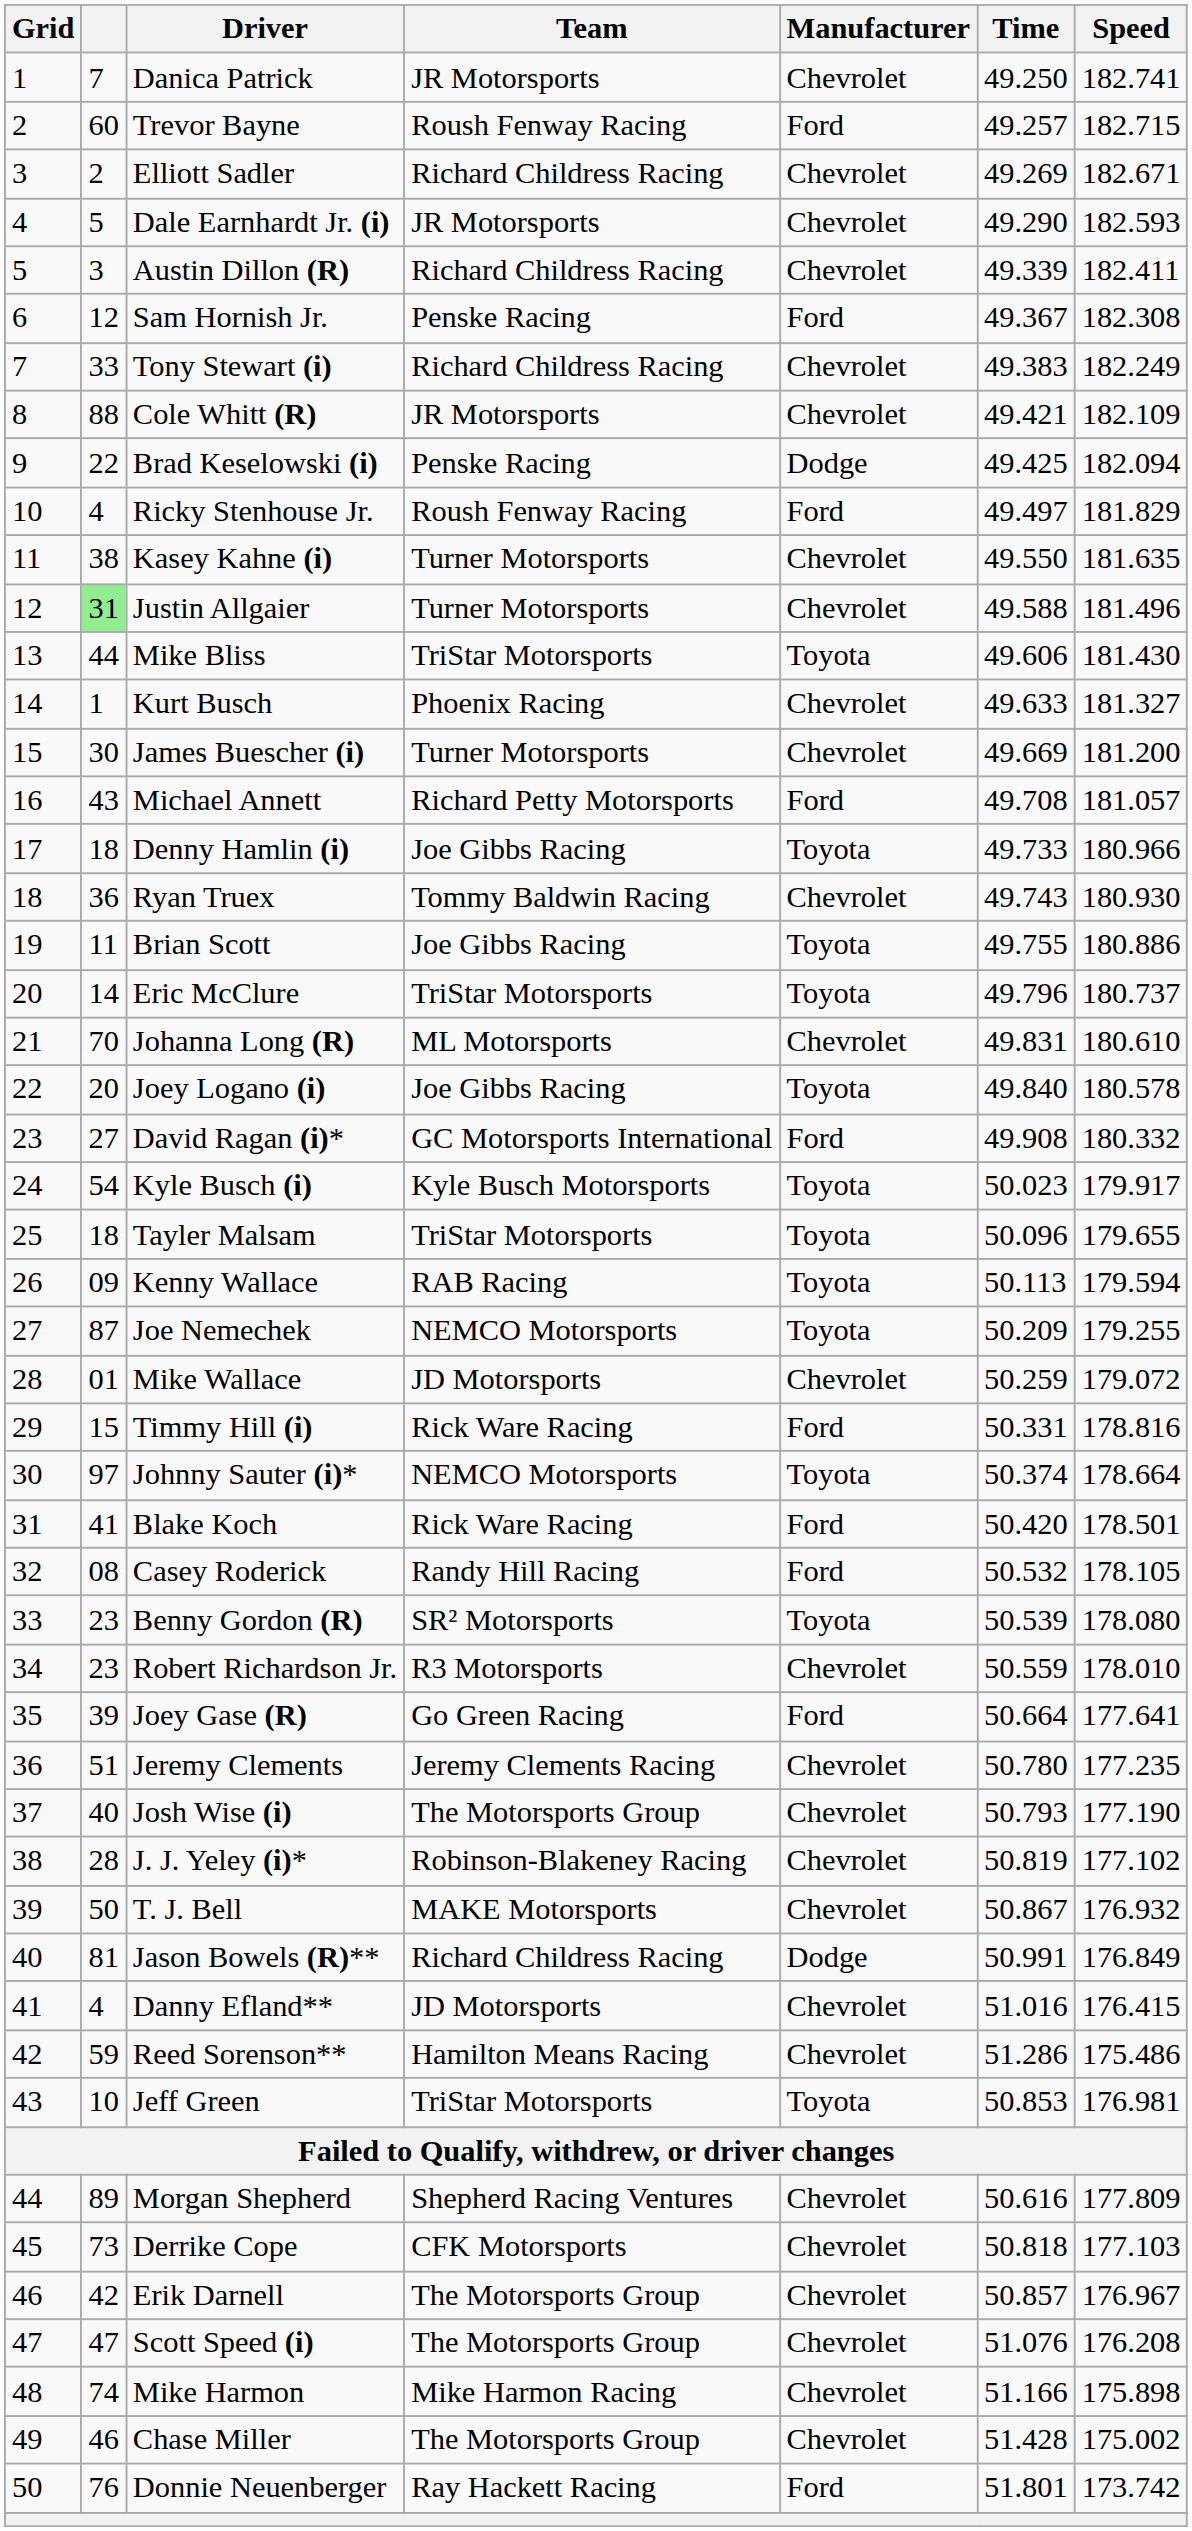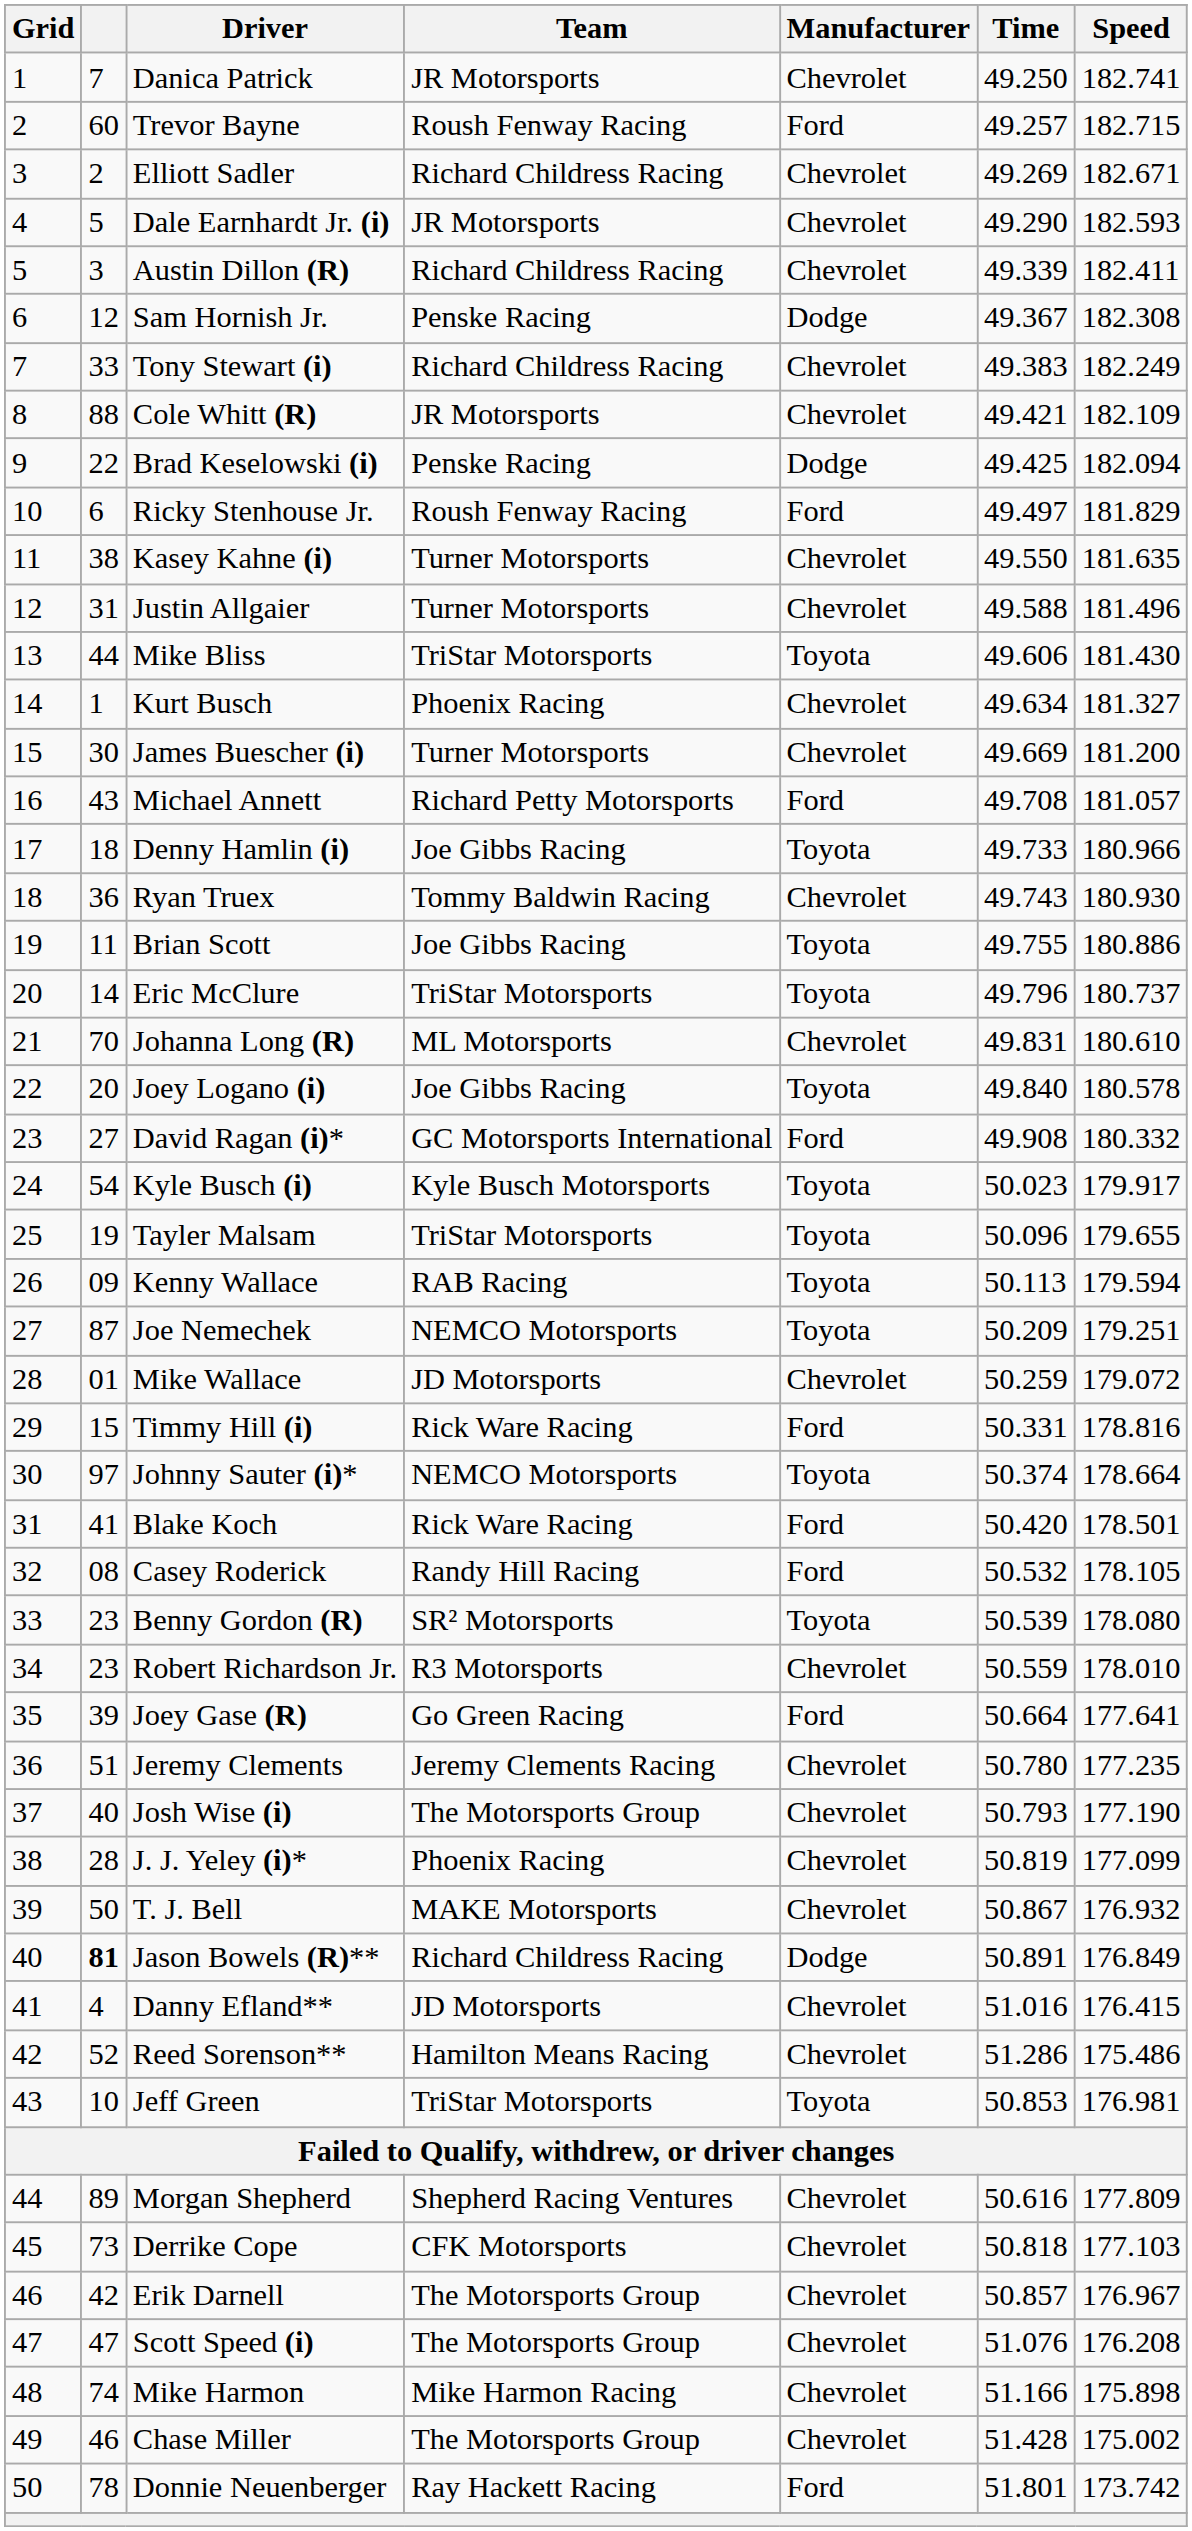(815, 317) Ford -> (827, 317) Dodge
(96, 510) 4 -> (96, 510) 6
(104, 607) lightgreen background -> (104, 607) no background
(1026, 703) 49.633 -> (1026, 703) 49.634
(104, 1233) 18 -> (104, 1233) 19
(1131, 1330) 179.255 -> (1131, 1330) 179.251
(579, 1860) Robinson-Blakeney Racing -> (508, 1860) Phoenix Racing
(1131, 1860) 177.102 -> (1131, 1860) 177.099
(104, 1957) normal -> (104, 1957) bold
(1026, 1957) 50.991 -> (1026, 1957) 50.891
(104, 2053) 59 -> (104, 2053) 52
(104, 2487) 76 -> (104, 2487) 78
